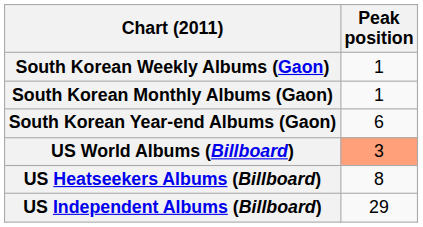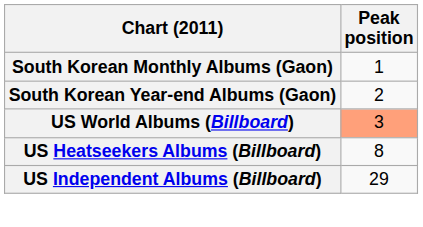- row: (172, 66)
(379, 123) 6 -> (379, 94) 2
